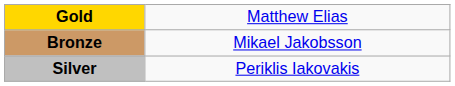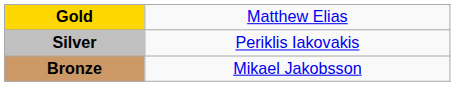rows swapped: (75, 68) <-> (75, 42)
